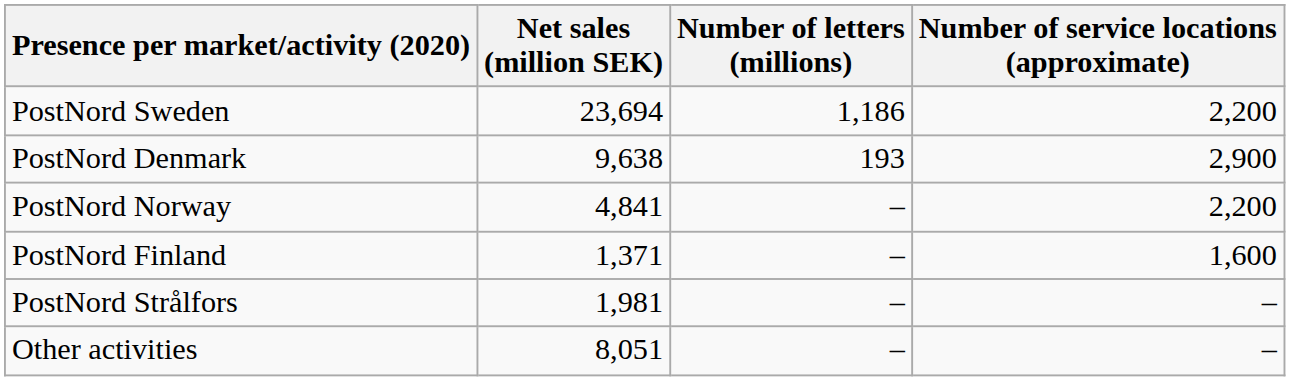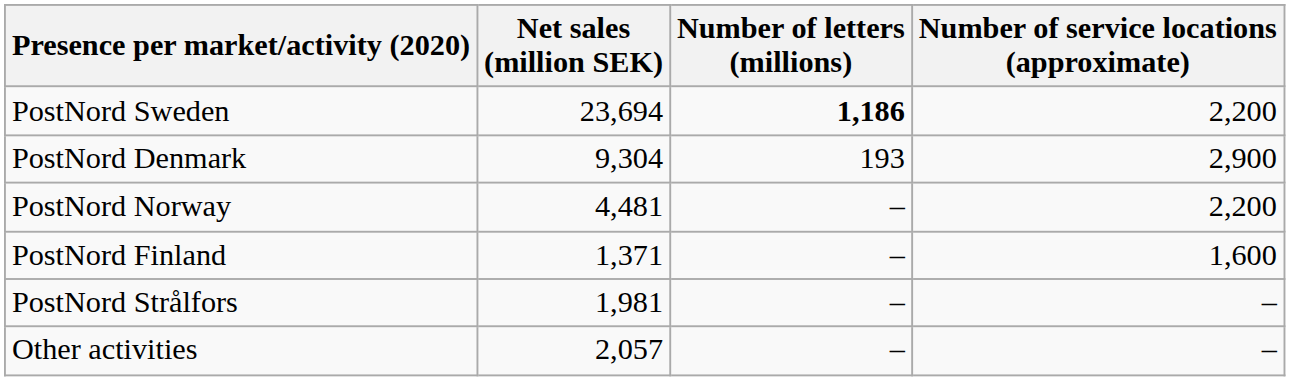(871, 110) normal -> (871, 110) bold
(629, 158) 9,638 -> (629, 158) 9,304
(629, 206) 4,841 -> (629, 206) 4,481
(629, 350) 8,051 -> (629, 350) 2,057
